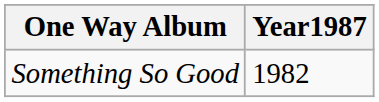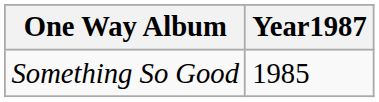(281, 72) 1982 -> (281, 72) 1985
